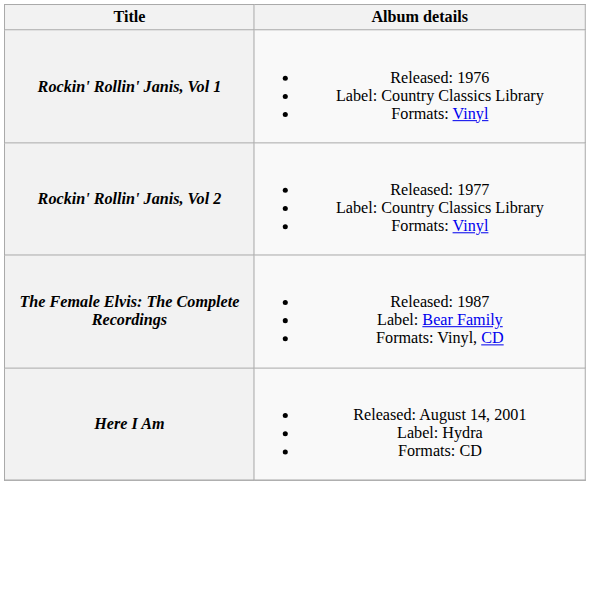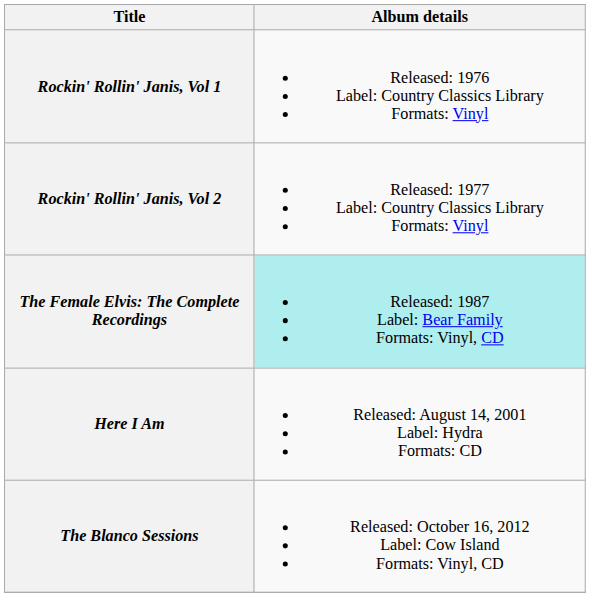(420, 320) no background -> (420, 320) paleturquoise background
+ row: (129, 536)
